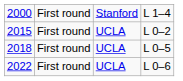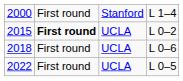(64, 31) normal -> (67, 31) bold
(157, 48) L 0–5 -> (163, 48) L 0–6
(157, 66) L 0–6 -> (163, 66) L 0–5
